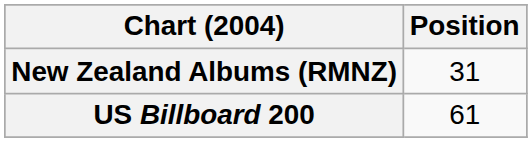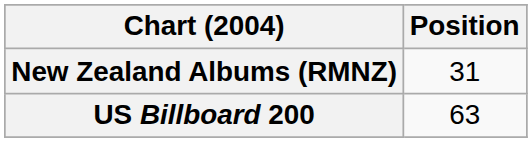(465, 114) 61 -> (465, 114) 63
